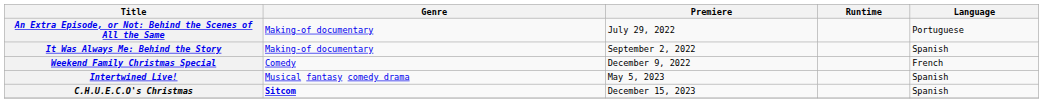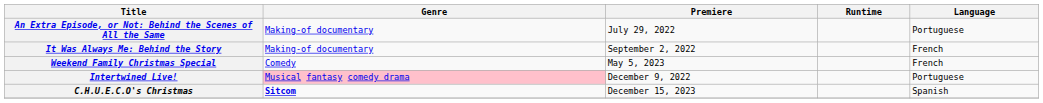(930, 49) Spanish -> (928, 49) French
(649, 63) December 9, 2022 -> (636, 63) May 5, 2023
(337, 77) no background -> (337, 77) pink background
(636, 77) May 5, 2023 -> (649, 77) December 9, 2022
(930, 77) Spanish -> (938, 77) Portuguese
